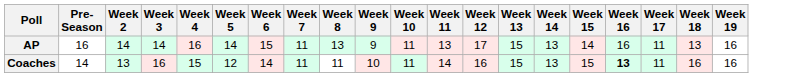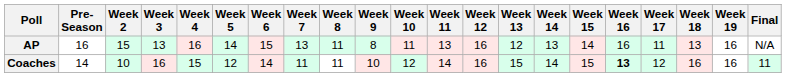+ column: (765, 20)
(123, 45) 14 -> (123, 45) 15
(159, 45) 14 -> (159, 45) 13
(302, 45) 11 -> (302, 45) 13
(338, 45) 13 -> (338, 45) 11
(373, 45) 9 -> (373, 45) 8
(480, 45) 17 -> (480, 45) 16
(516, 45) 15 -> (516, 45) 12
(123, 64) 13 -> (123, 64) 10
(409, 64) 11 -> (409, 64) 12
(552, 64) 13 -> (552, 64) 14
(659, 64) 11 -> (659, 64) 12
